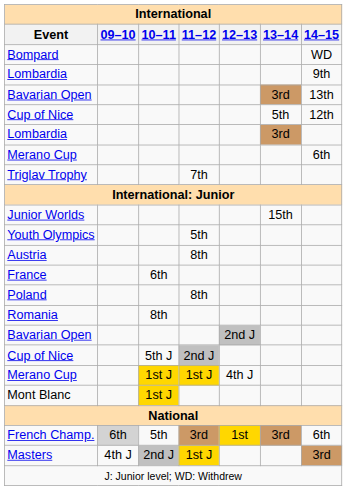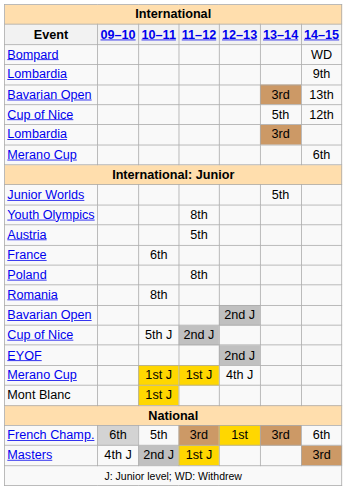- row: (47, 174)
(281, 214) 15th -> (281, 194) 5th
(199, 235) 5th -> (199, 214) 8th
(199, 255) 8th -> (199, 235) 5th
+ row: (25, 355)
